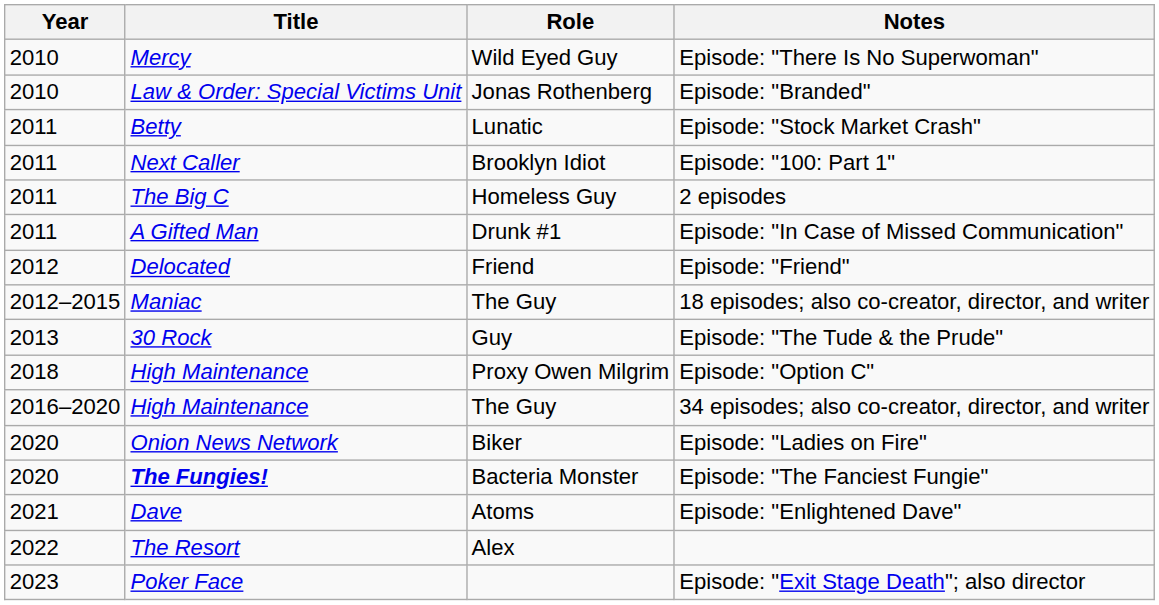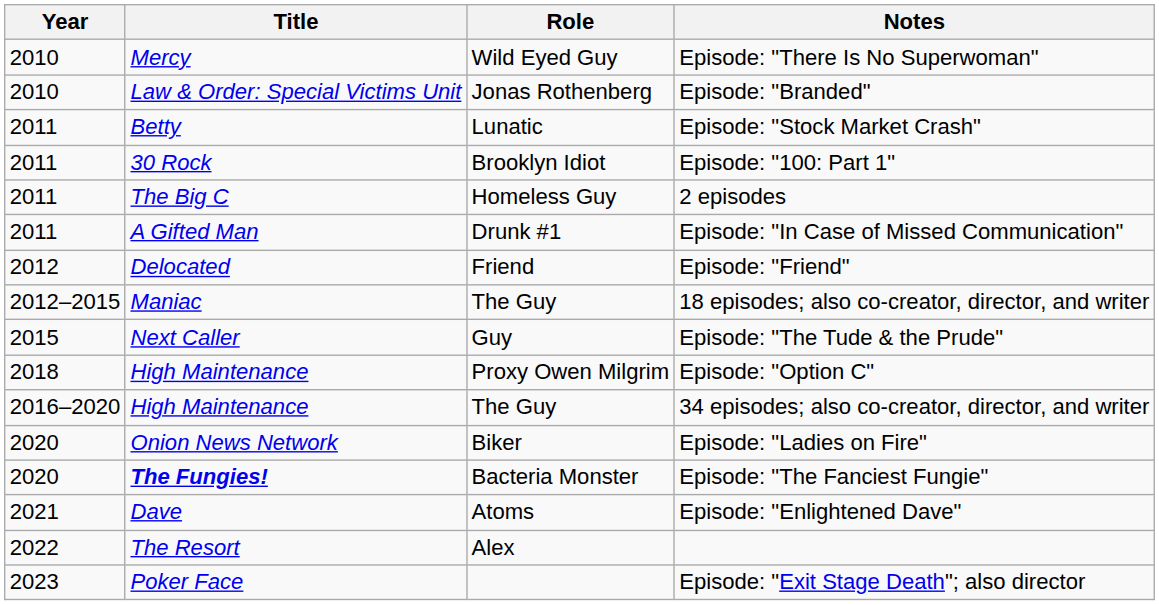(185, 162) Next Caller -> (171, 162) 30 Rock
(34, 337) 2013 -> (34, 337) 2015
(171, 337) 30 Rock -> (185, 337) Next Caller
